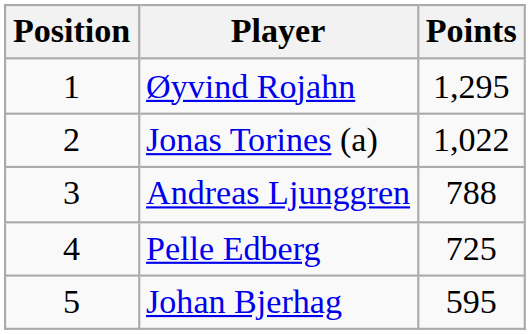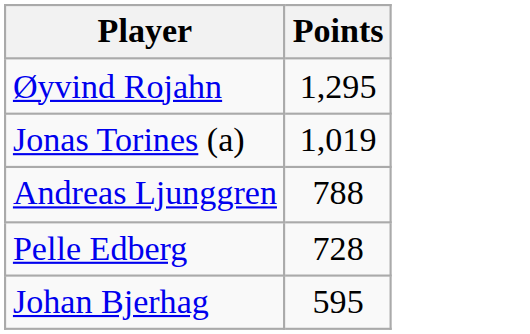- column: (72, 31)
(471, 139) 1,022 -> (338, 139) 1,019
(471, 247) 725 -> (338, 247) 728
